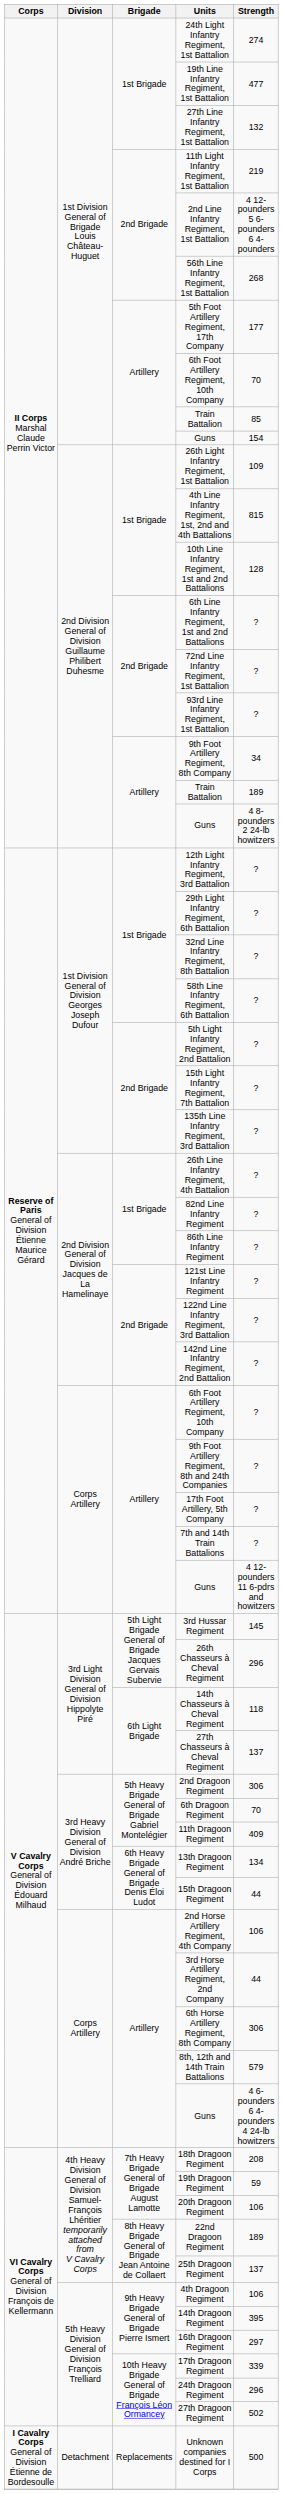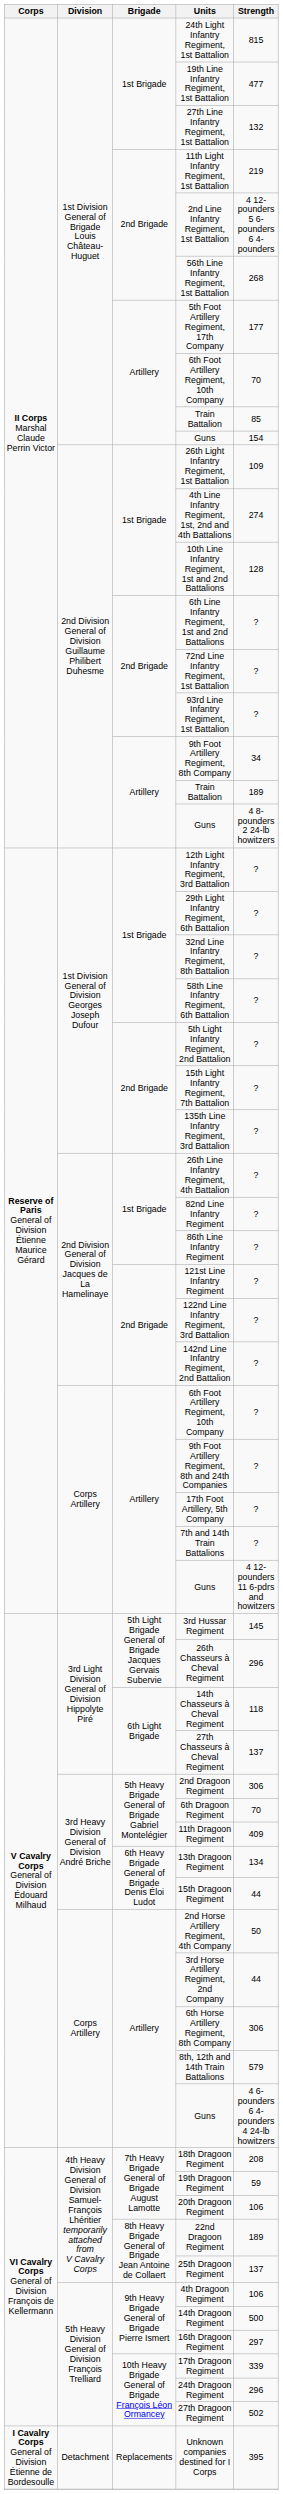(256, 40) 274 -> (256, 40) 815
(256, 515) 815 -> (256, 515) 274
(256, 1931) 106 -> (256, 1931) 50
(256, 2318) 395 -> (256, 2318) 500
(256, 2457) 500 -> (256, 2457) 395
